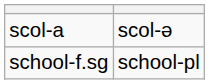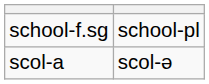rows swapped: (37, 30) <-> (59, 62)
